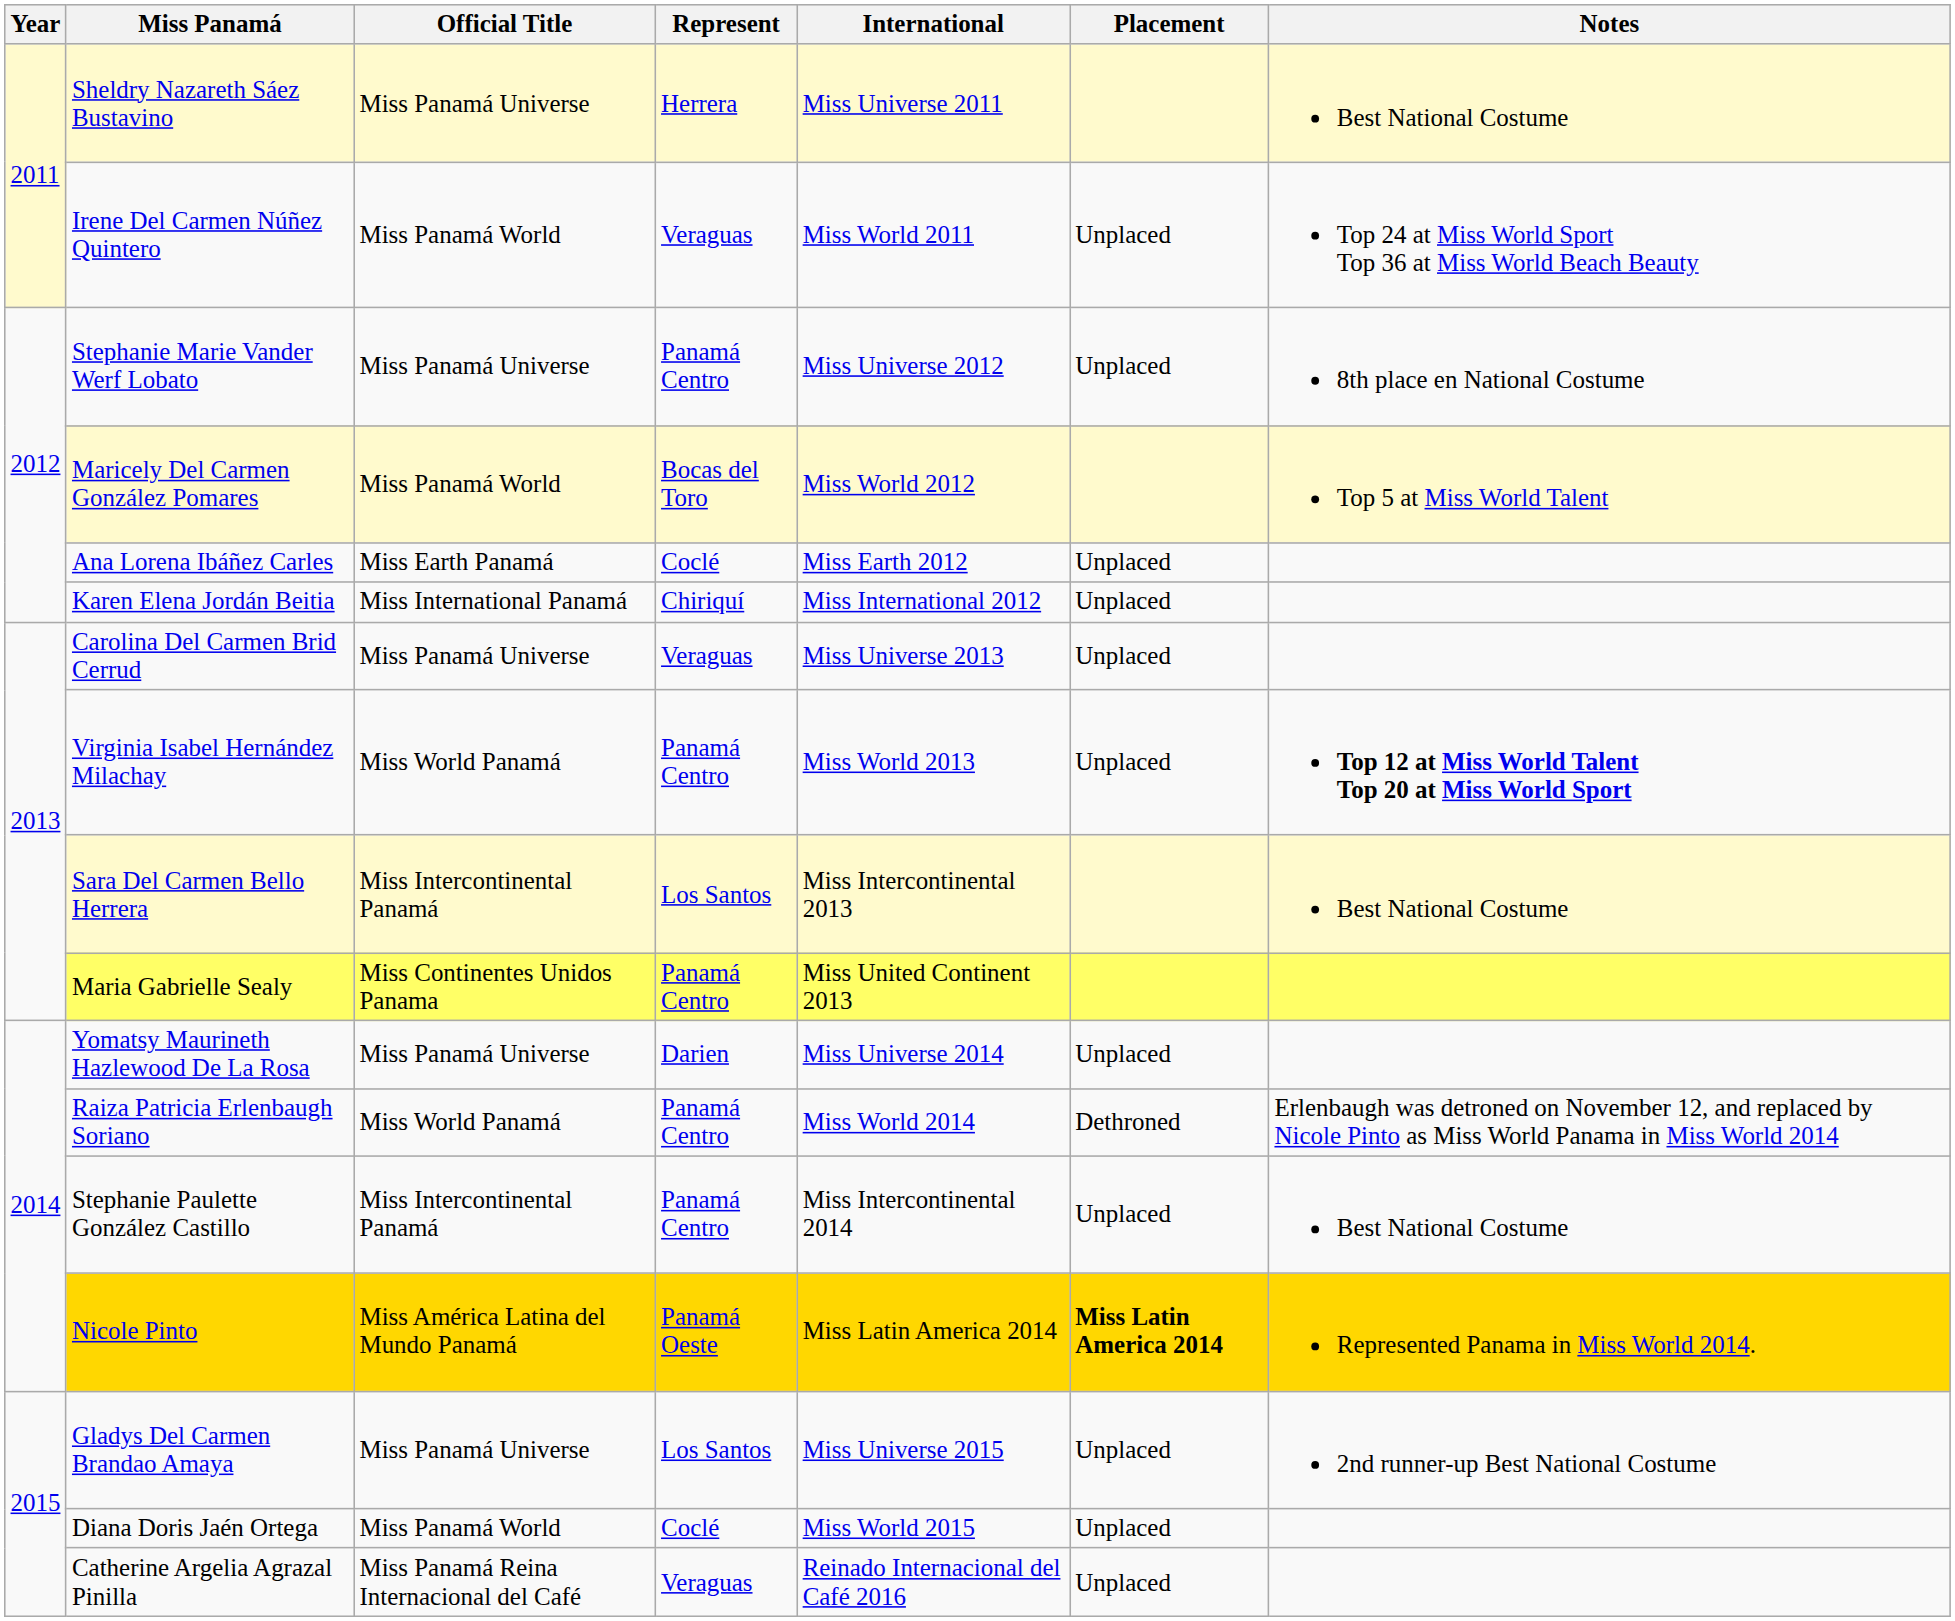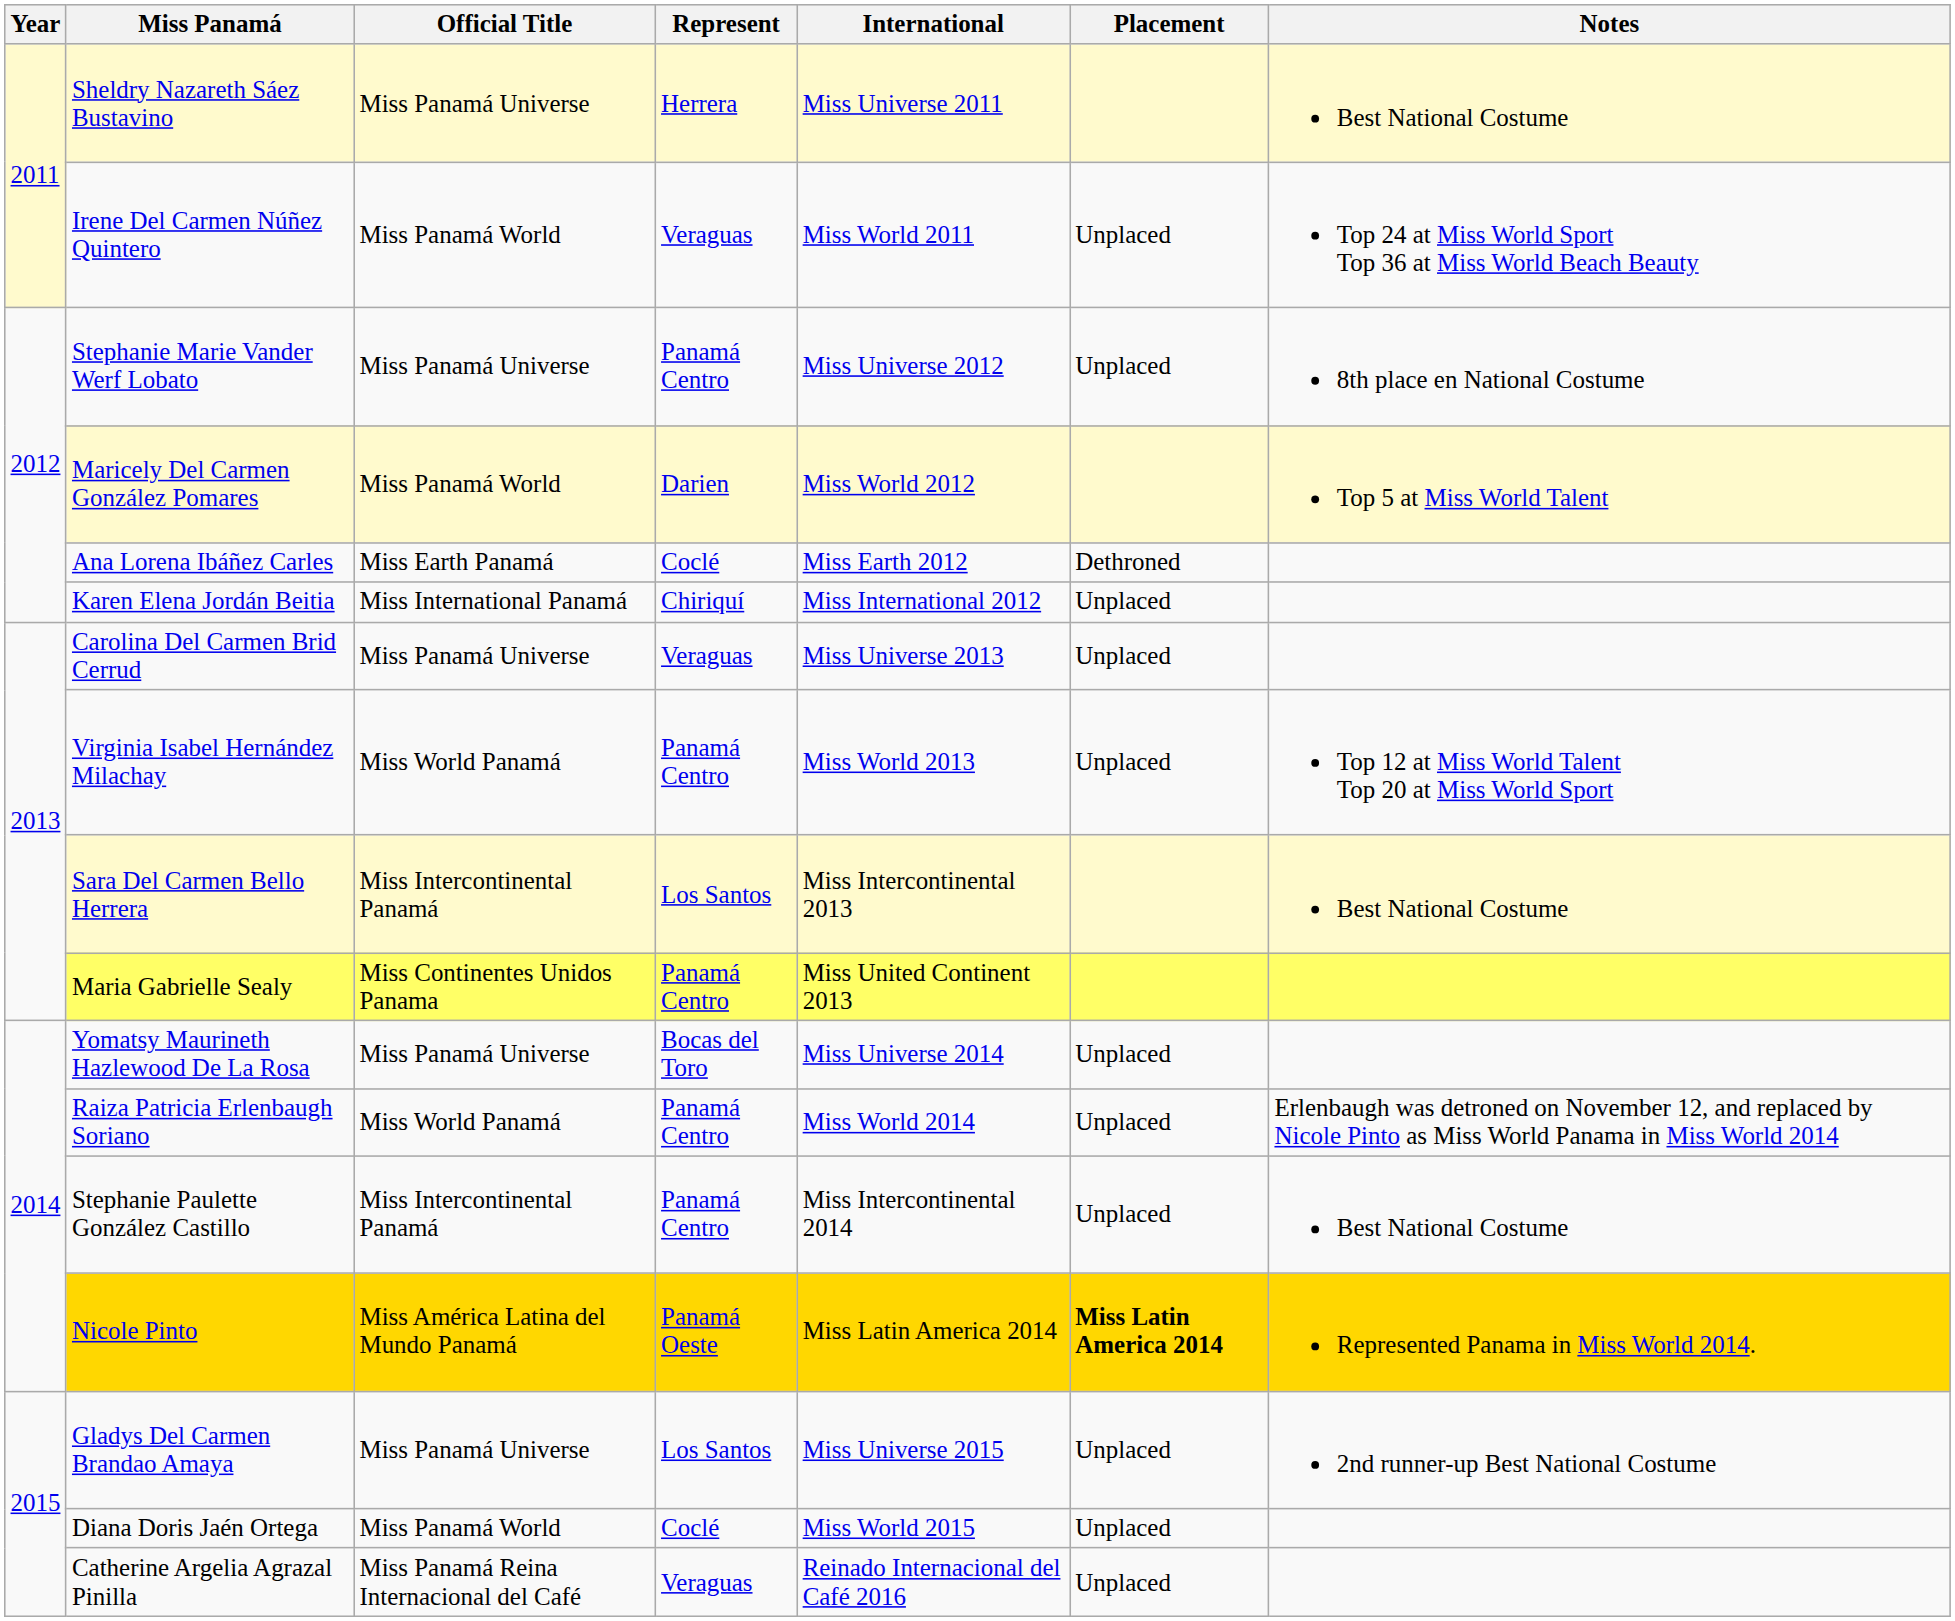(710, 483) Bocas del Toro -> (695, 483) Darien
(1123, 562) Unplaced -> (1128, 562) Dethroned
(1609, 776) bold -> (1609, 776) normal
(695, 1054) Darien -> (710, 1054) Bocas del Toro
(1128, 1121) Dethroned -> (1123, 1121) Unplaced
